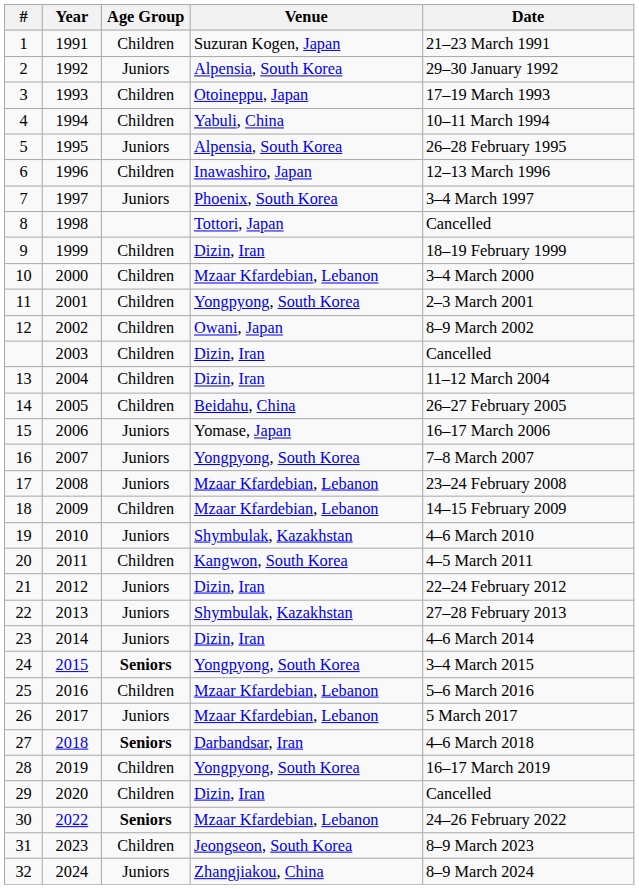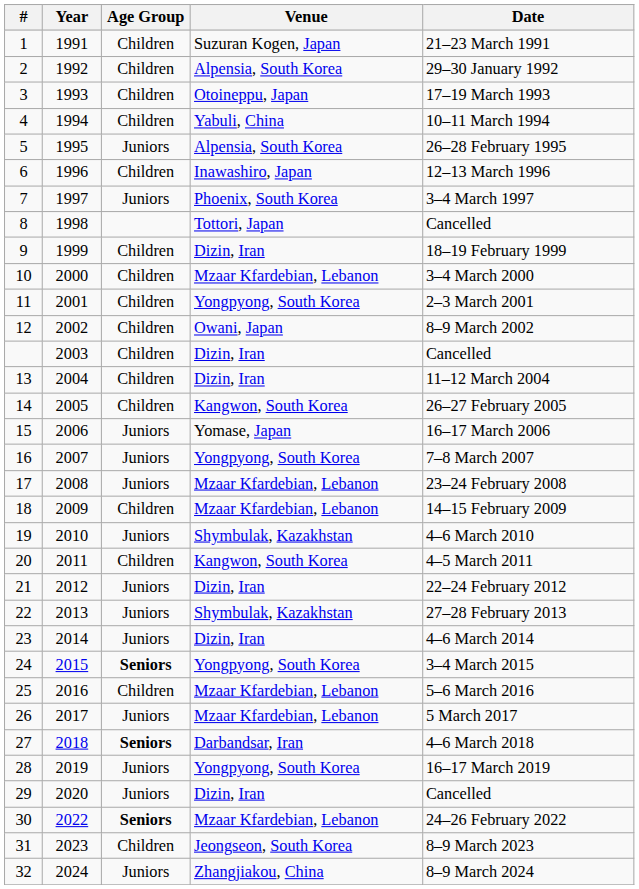(146, 69) Juniors -> (146, 69) Children
(245, 405) Beidahu, China -> (271, 405) Kangwon, South Korea
(146, 768) Children -> (146, 768) Juniors
(146, 793) Children -> (146, 793) Juniors
